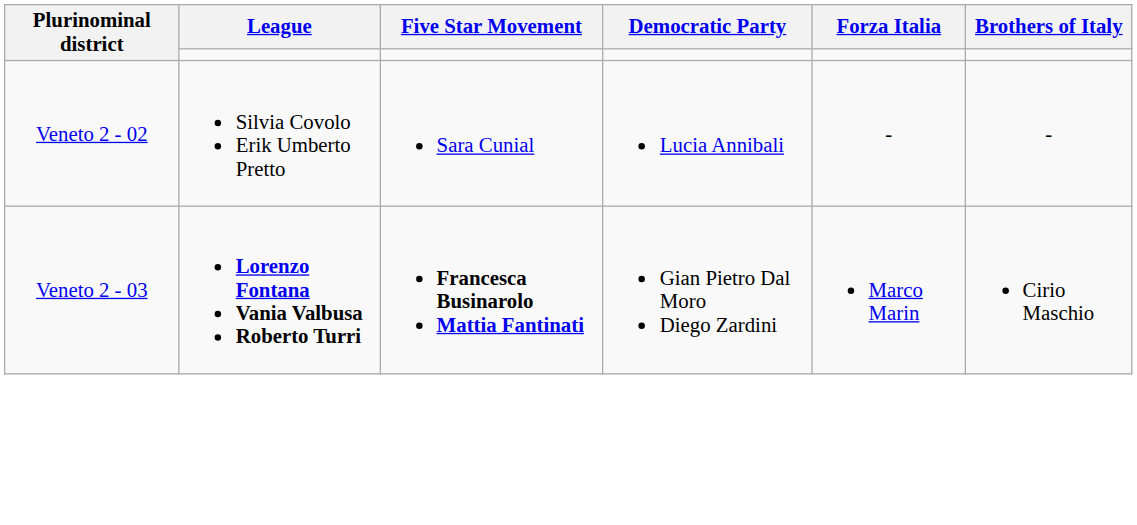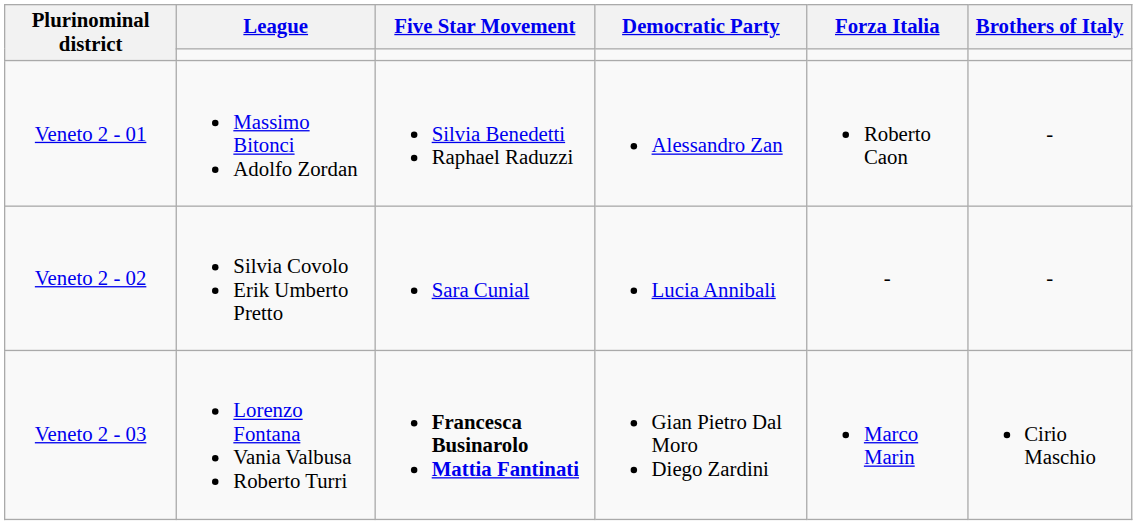+ row: (91, 133)
(279, 302) bold -> (276, 446) normal
